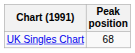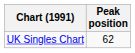(108, 39) 68 -> (108, 39) 62
